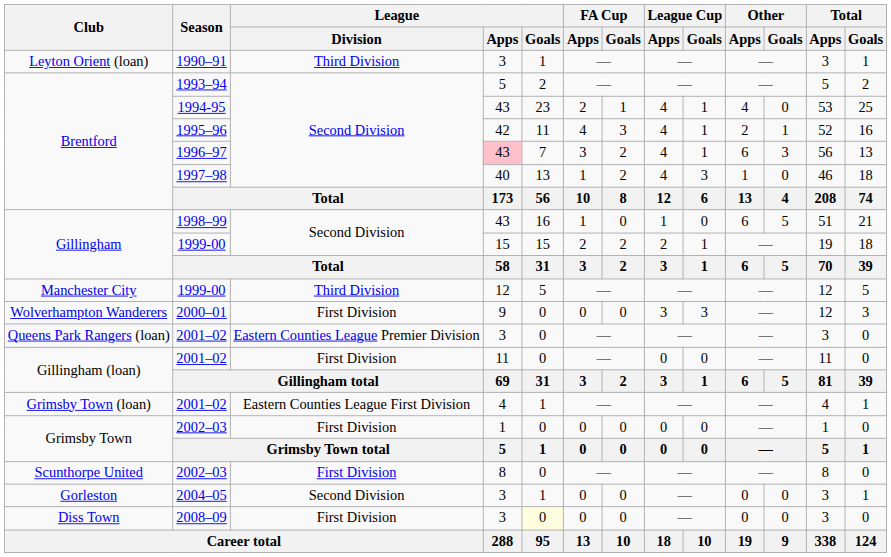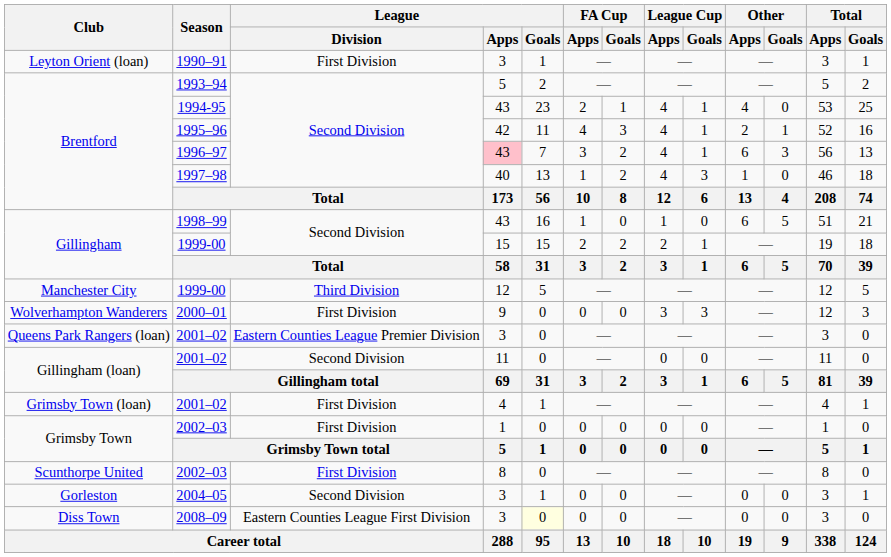(357, 61) Third Division -> (357, 61) First Division
(357, 358) First Division -> (357, 358) Second Division
(357, 404) Eastern Counties League First Division -> (357, 404) First Division
(357, 518) First Division -> (357, 518) Eastern Counties League First Division
